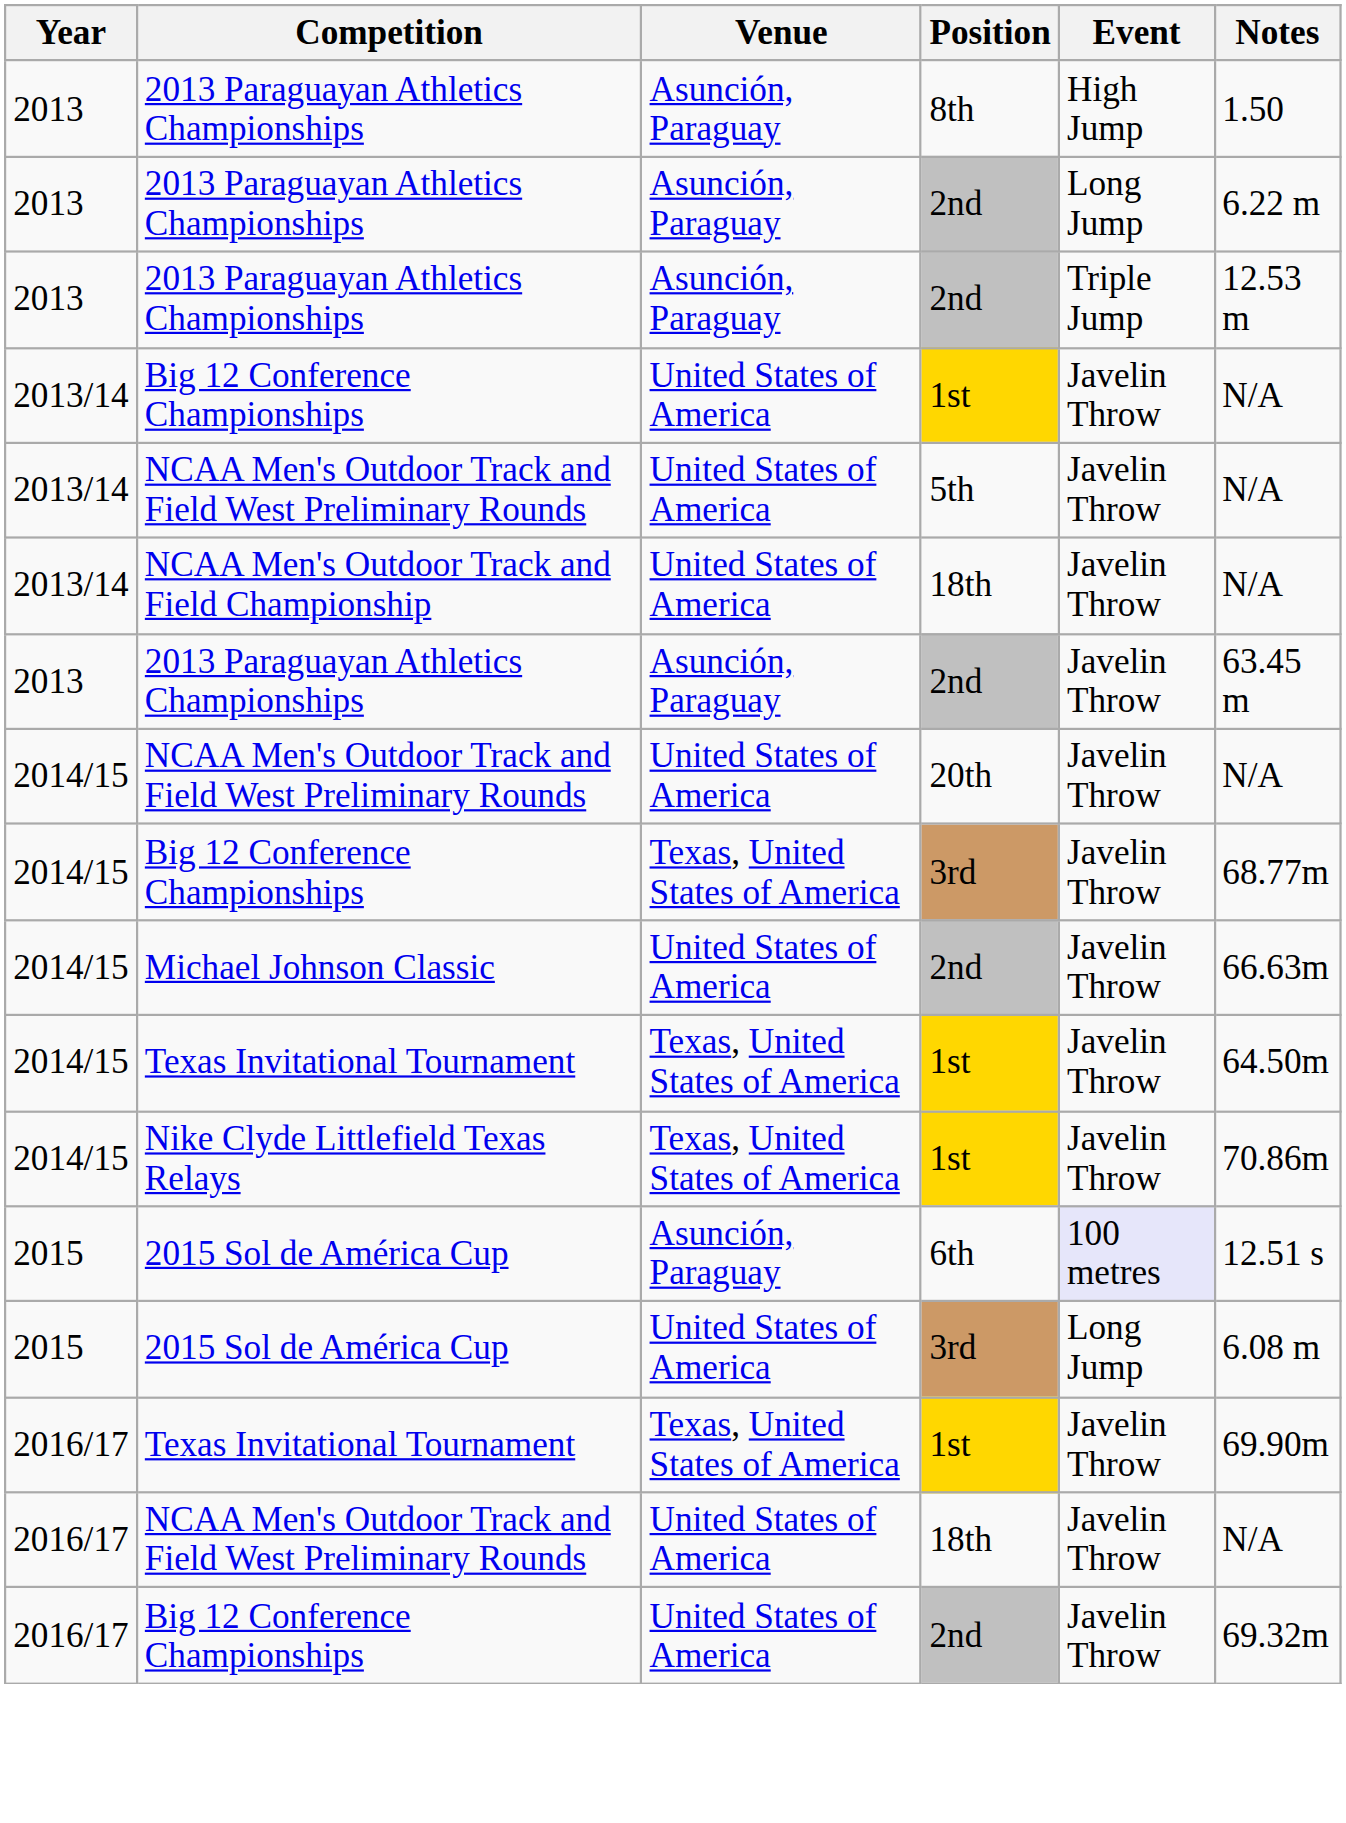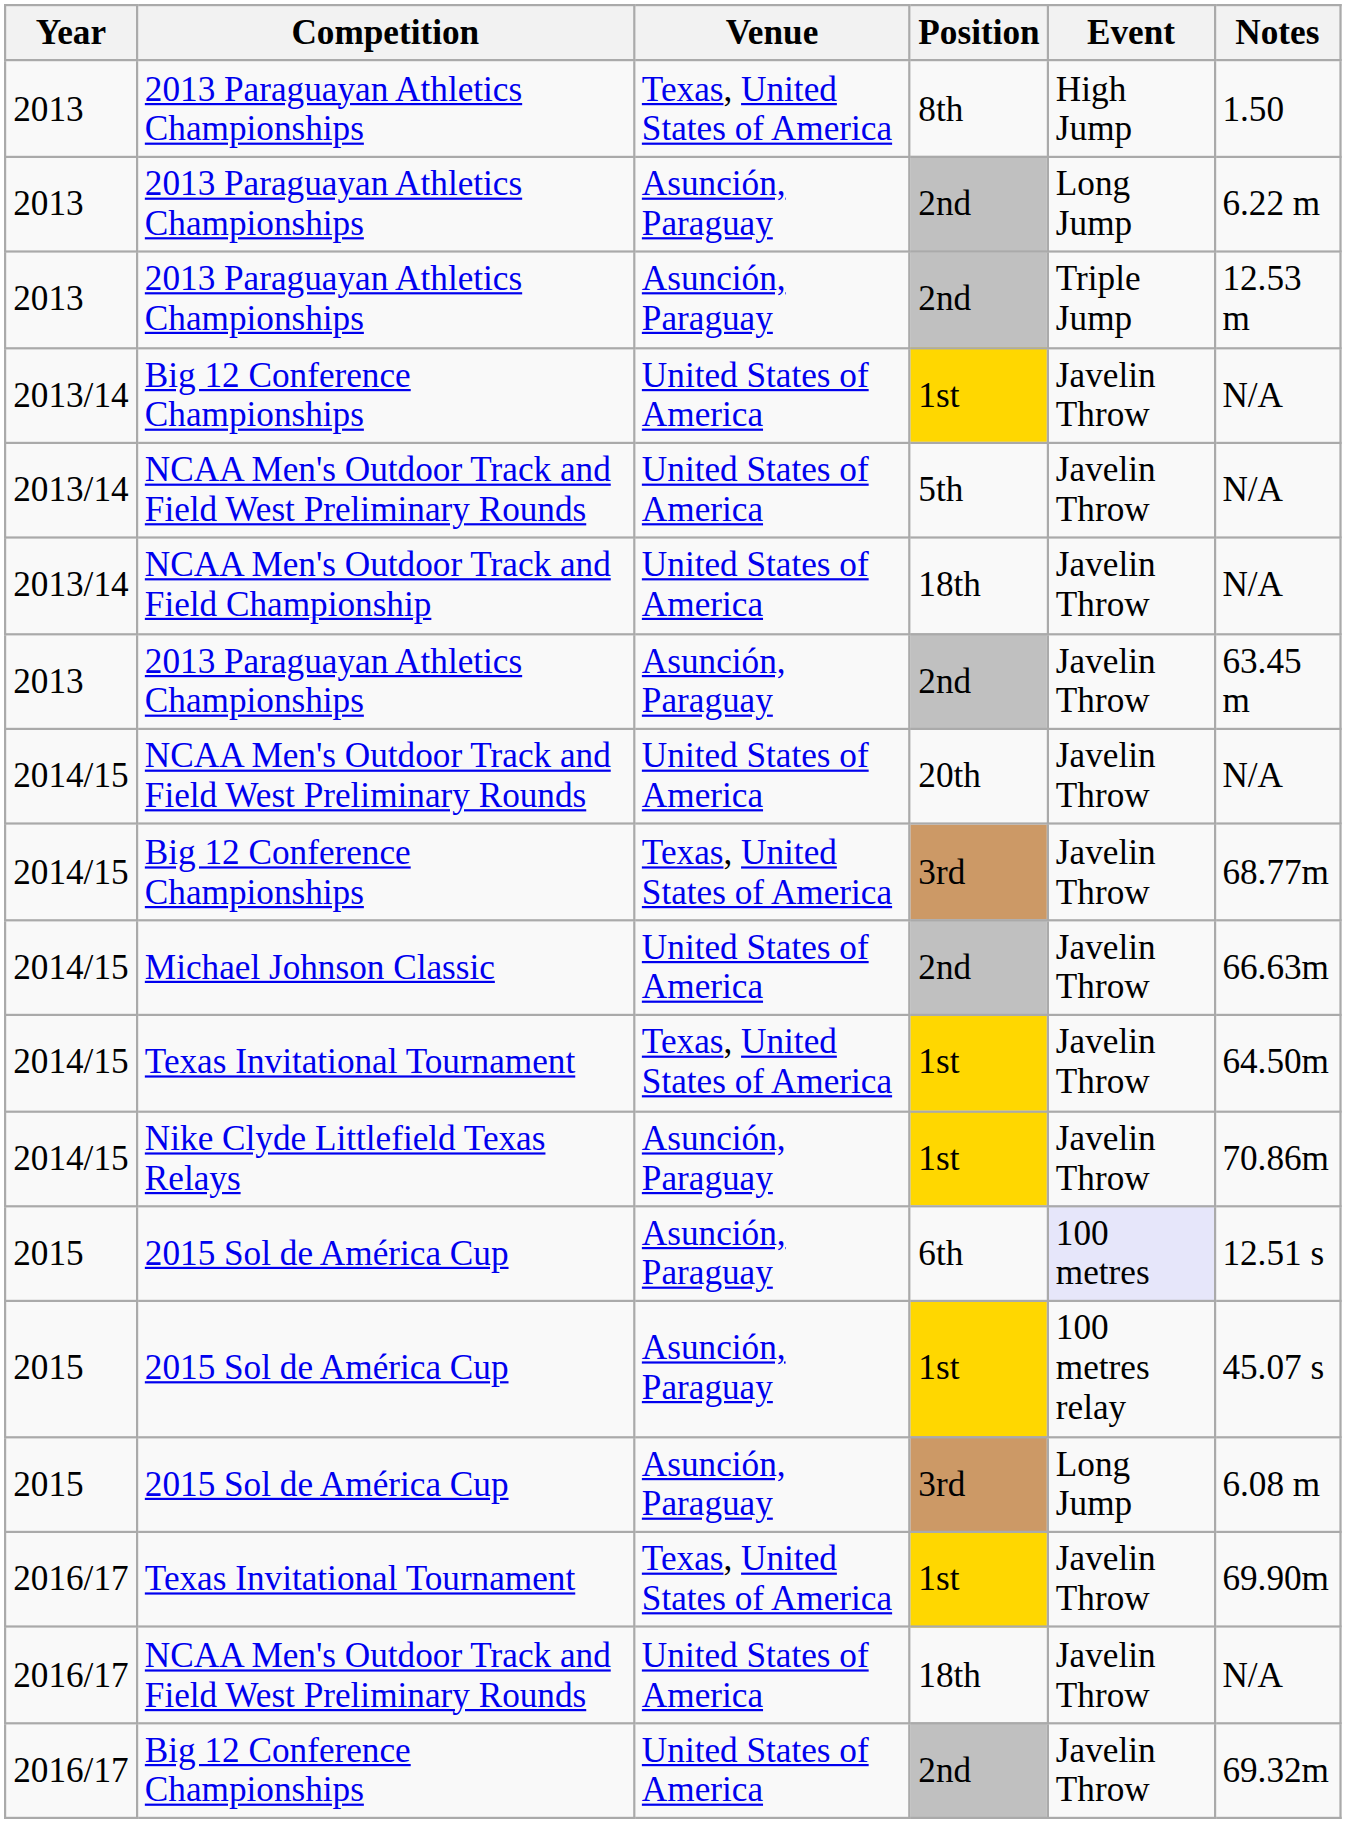(721, 108) Asunción, Paraguay -> (767, 108) Texas, United States of America
(775, 1157) Texas, United States of America -> (714, 1157) Asunción, Paraguay
+ row: (327, 1368)
(763, 1348) United States of America -> (714, 1483) Asunción, Paraguay
